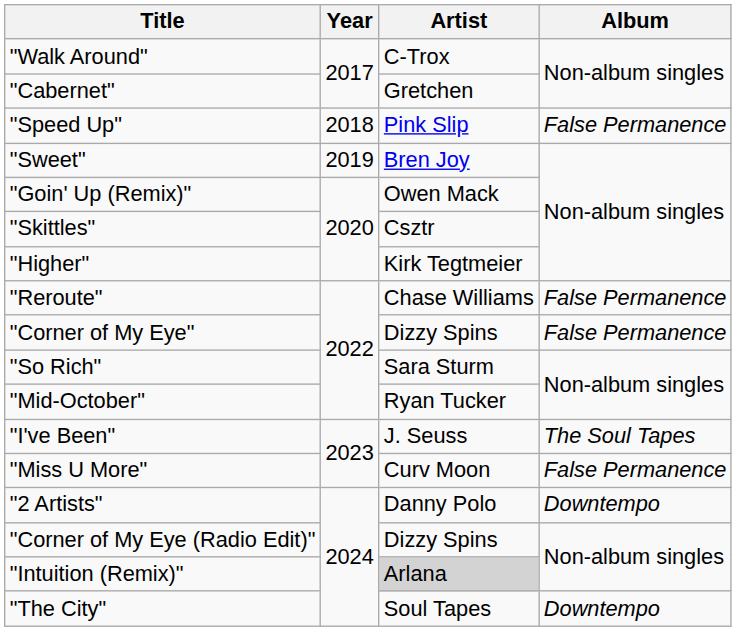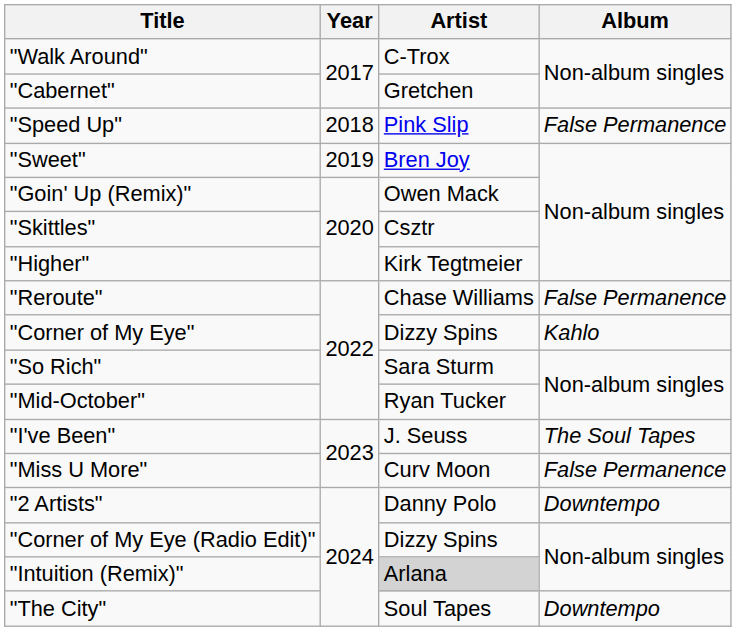(635, 332) False Permanence -> (572, 332) Kahlo
